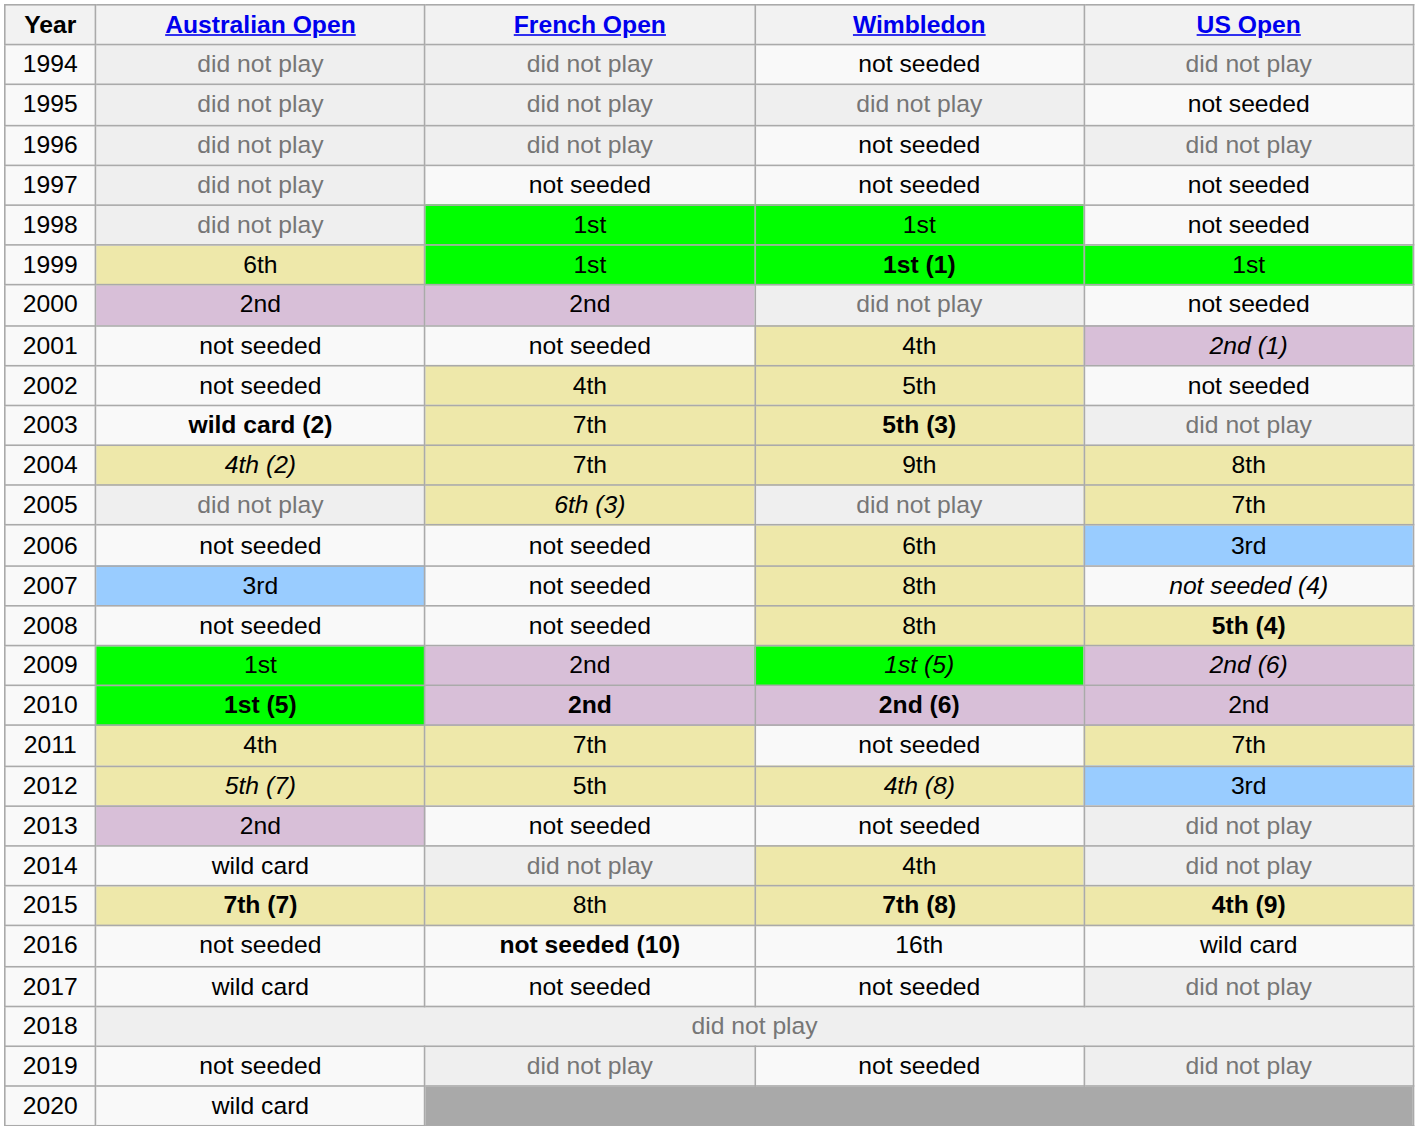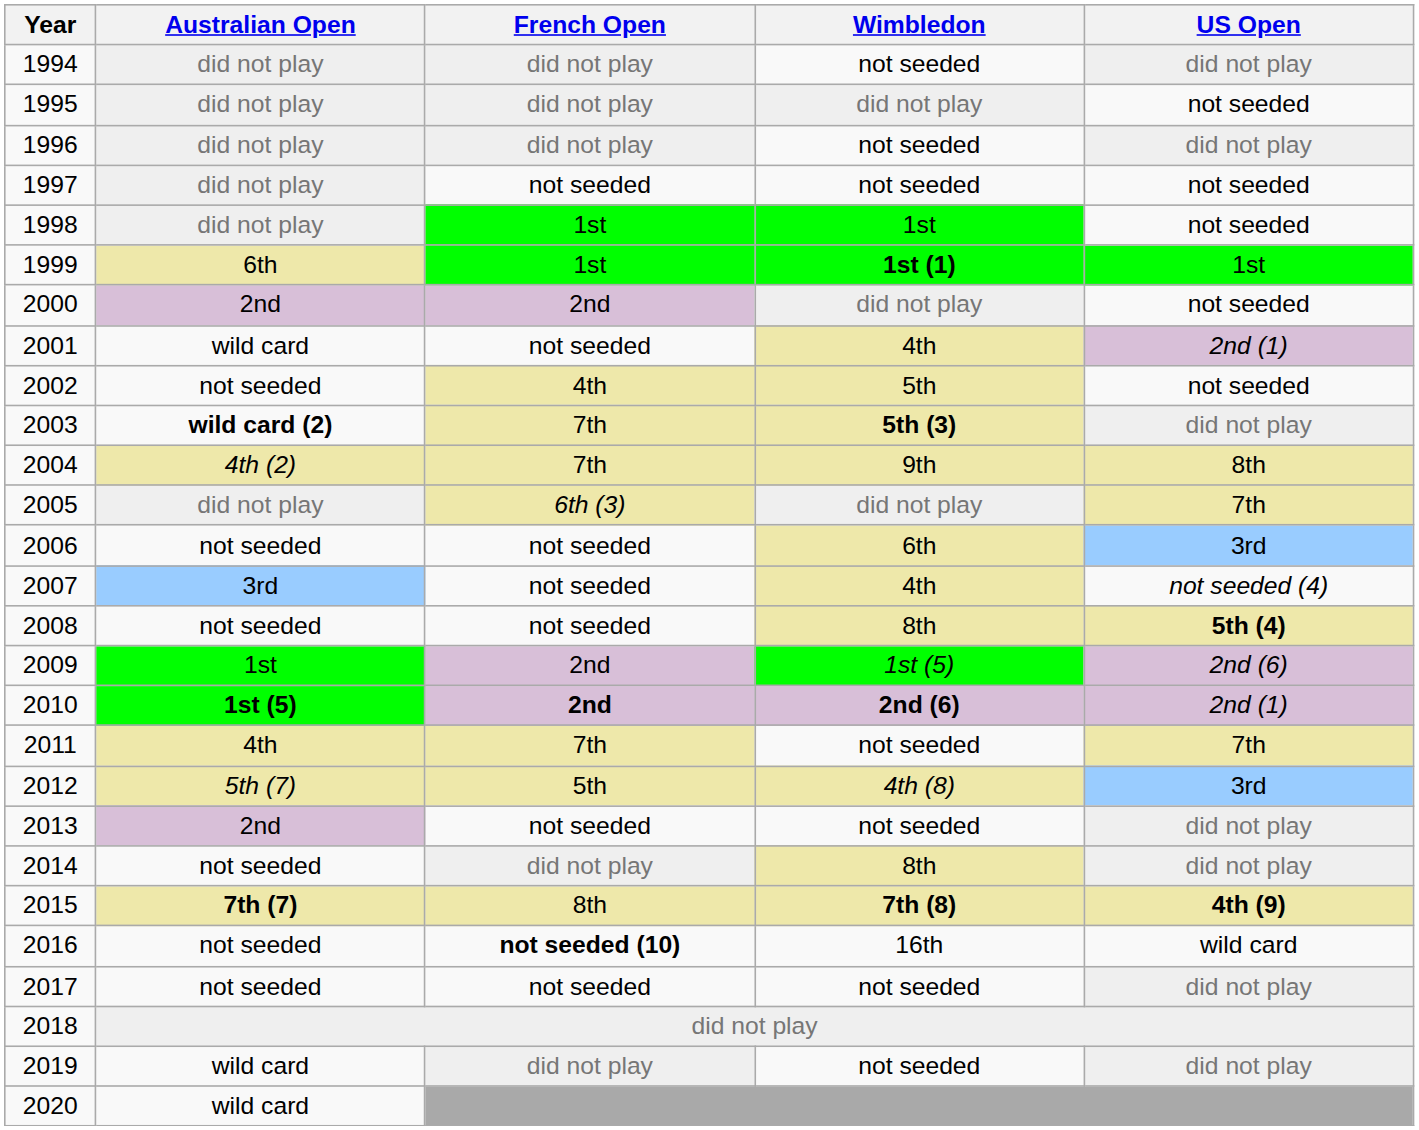(260, 344) not seeded -> (260, 344) wild card
(919, 584) 8th -> (919, 584) 4th
(1249, 704) 2nd -> (1249, 704) 2nd (1)
(260, 865) wild card -> (260, 865) not seeded
(919, 865) 4th -> (919, 865) 8th
(260, 985) wild card -> (260, 985) not seeded
(260, 1065) not seeded -> (260, 1065) wild card
